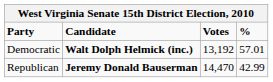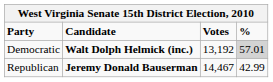(252, 49) no background -> (252, 49) lightgrey background
(218, 67) 14,470 -> (218, 67) 14,467
